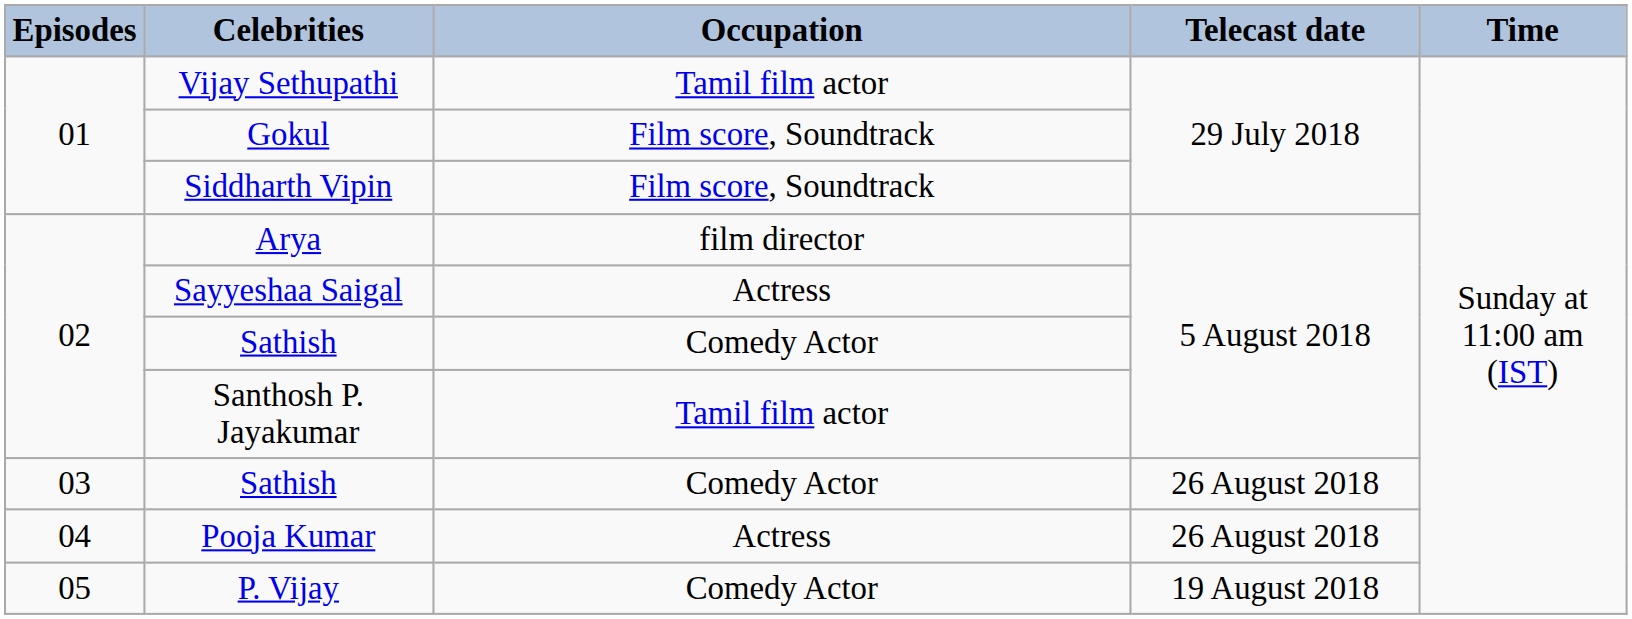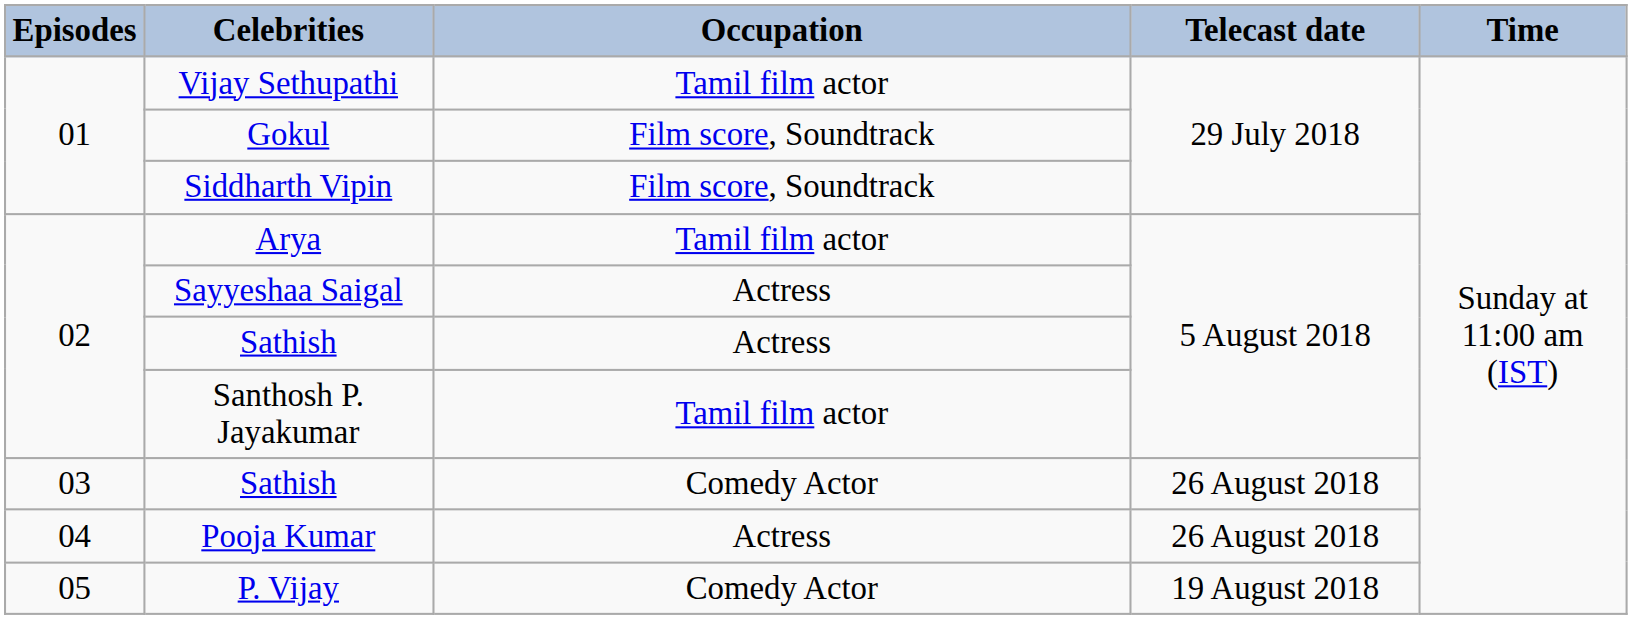(782, 238) film director -> (782, 238) Tamil film actor
(782, 342) Comedy Actor -> (782, 342) Actress
